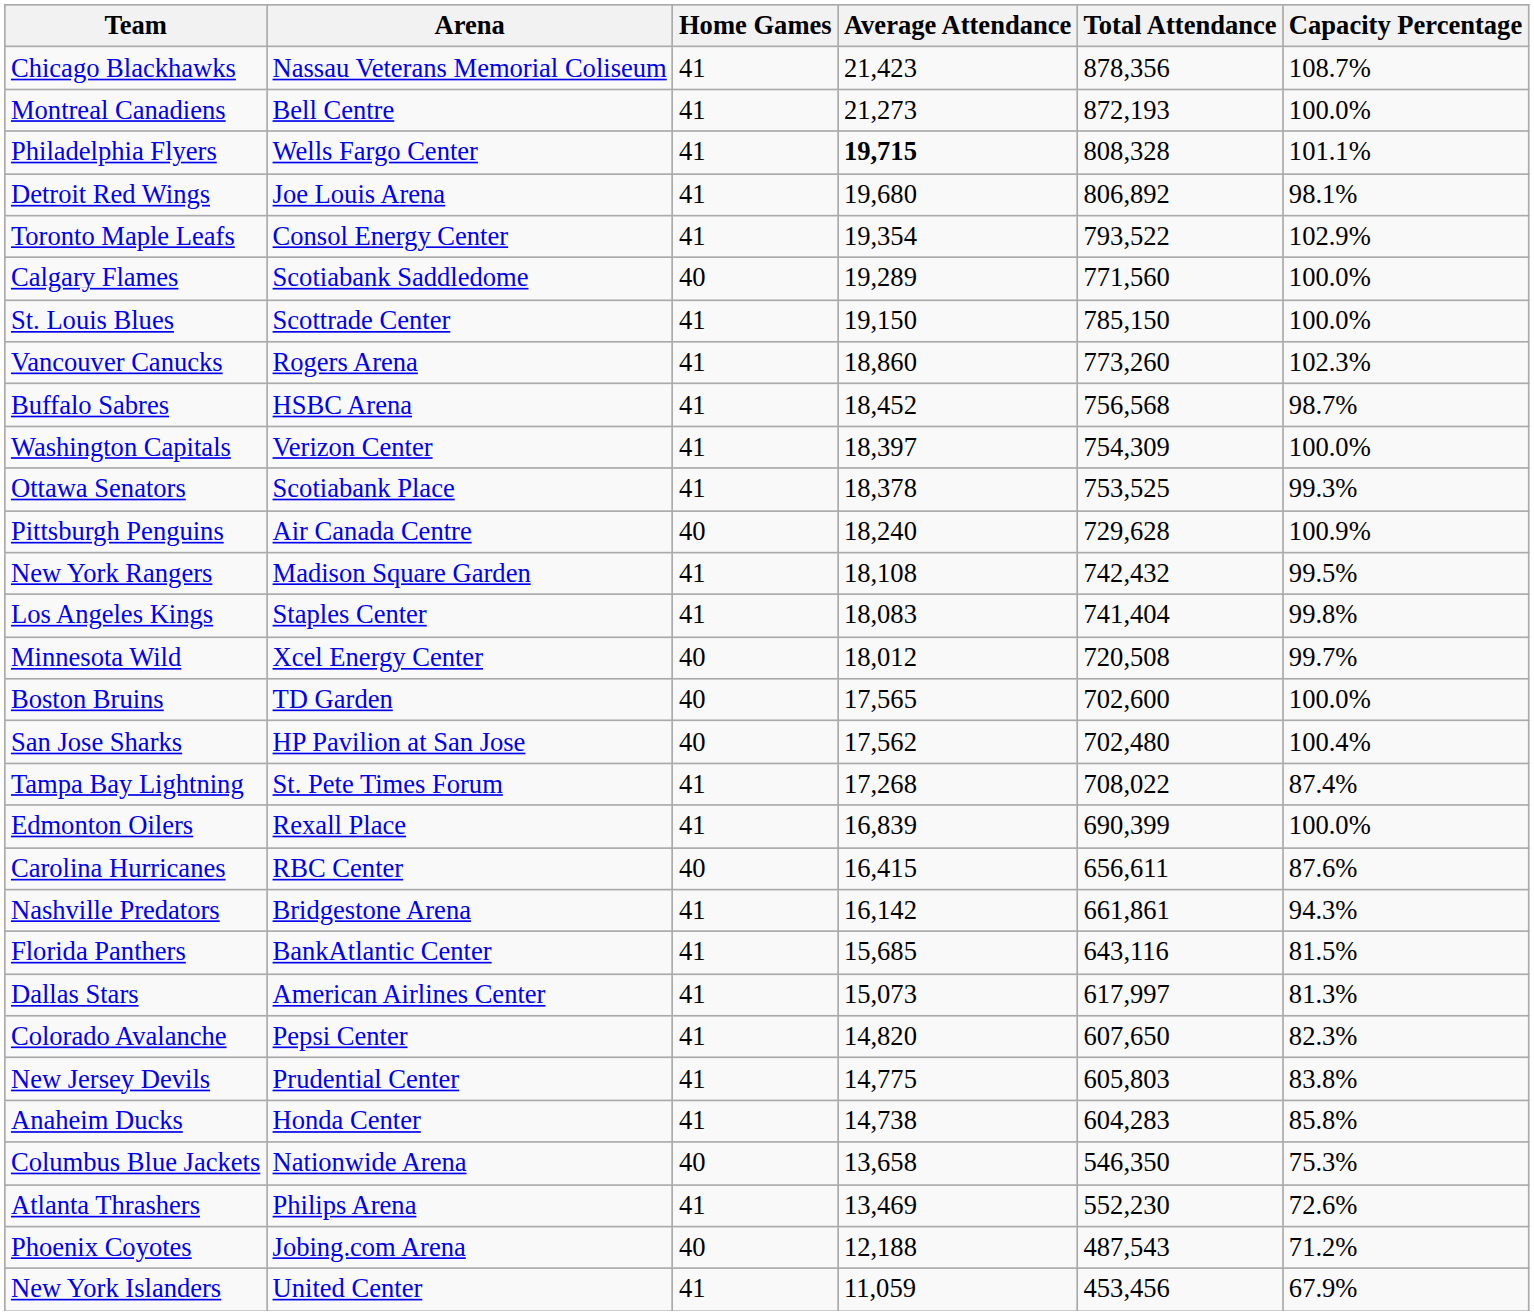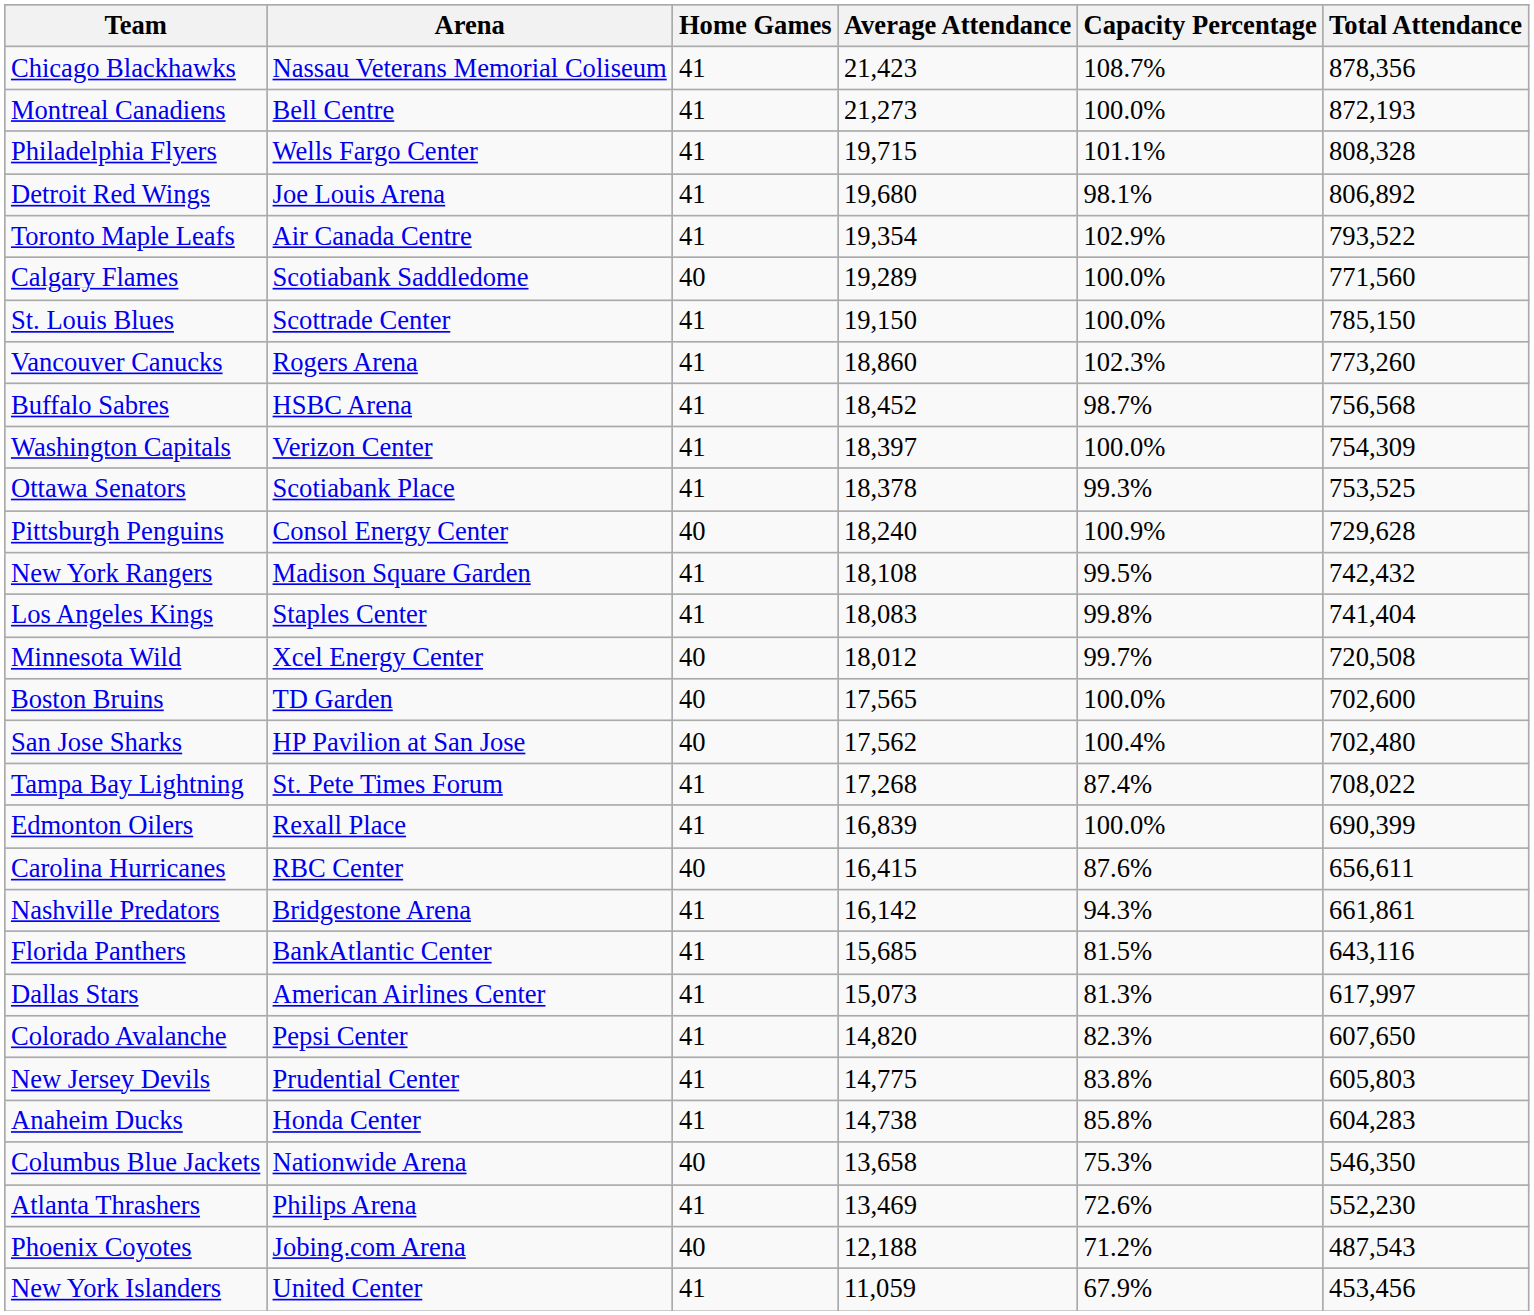columns swapped: (1180, 25) <-> (1406, 25)
(880, 151) bold -> (880, 151) normal
(390, 236) Consol Energy Center -> (372, 236) Air Canada Centre
(372, 531) Air Canada Centre -> (390, 531) Consol Energy Center
